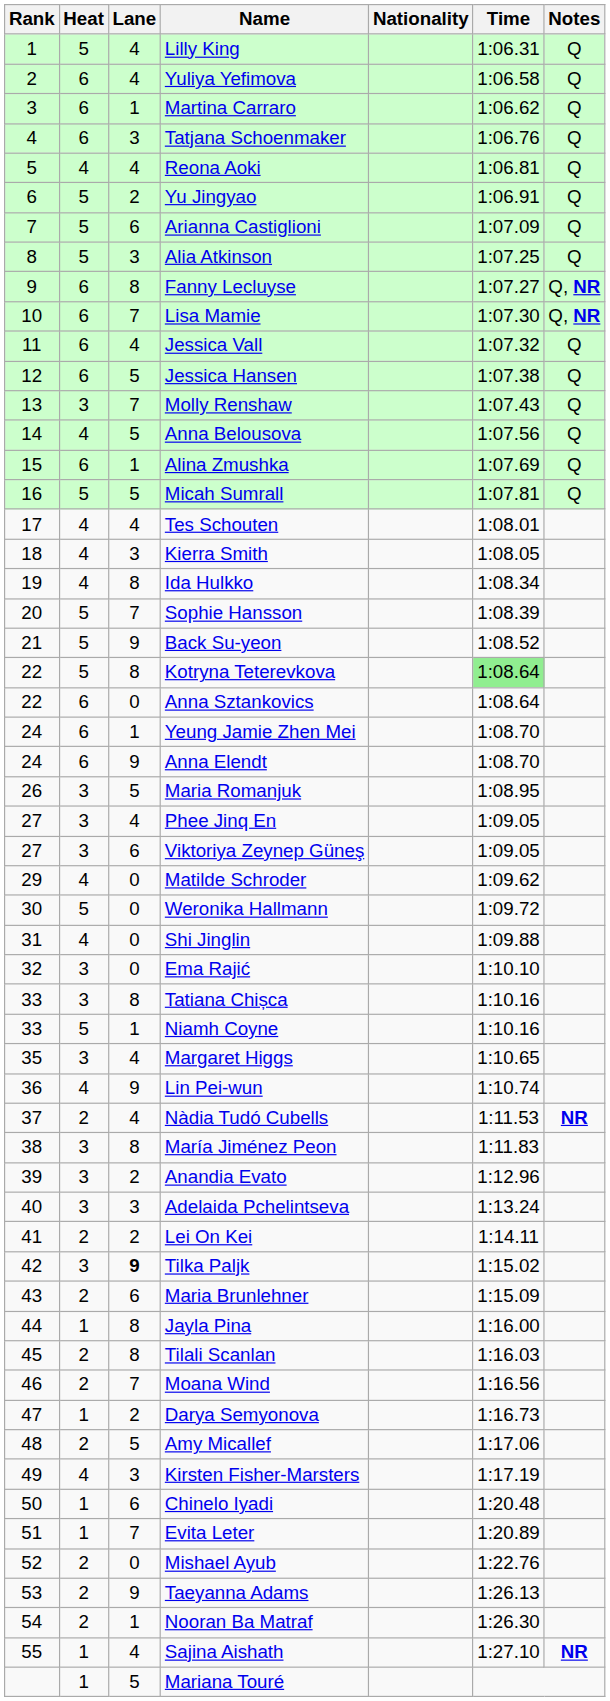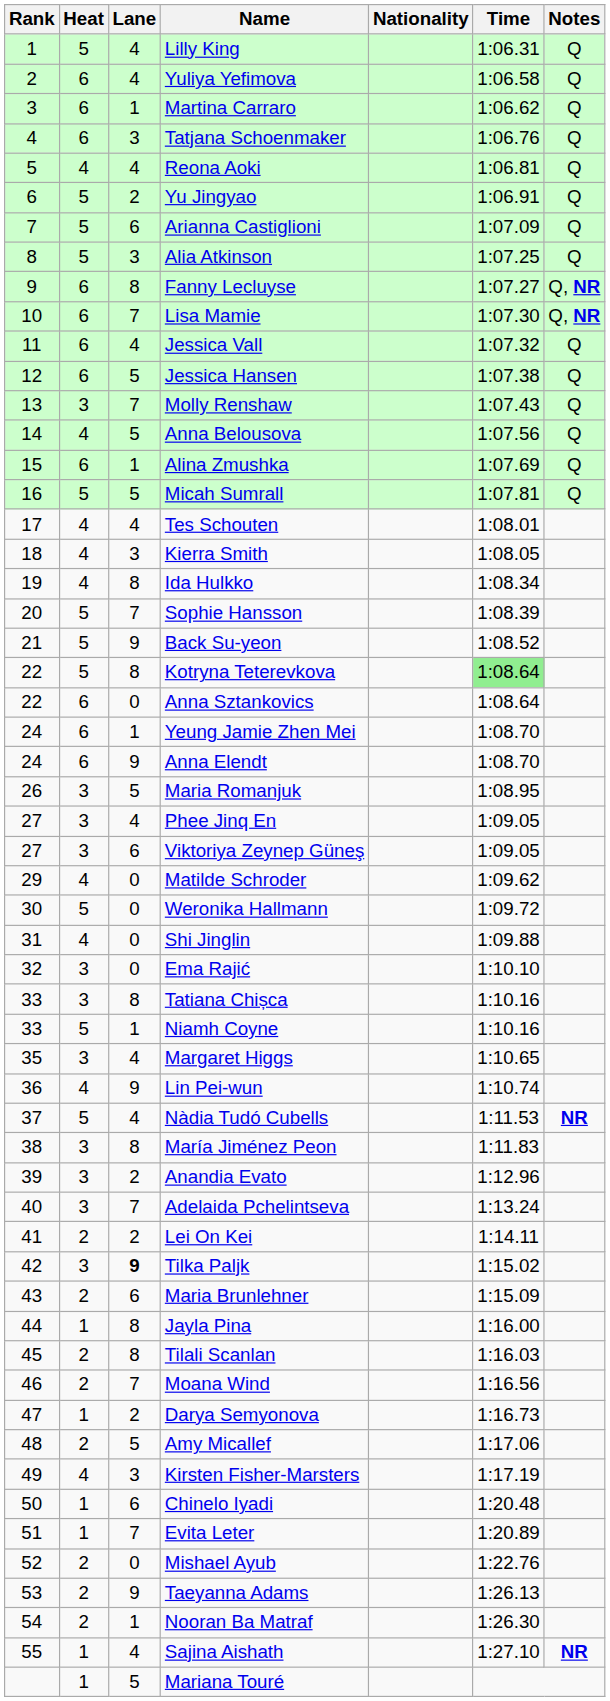(84, 1117) 2 -> (84, 1117) 5
(134, 1206) 3 -> (134, 1206) 7
